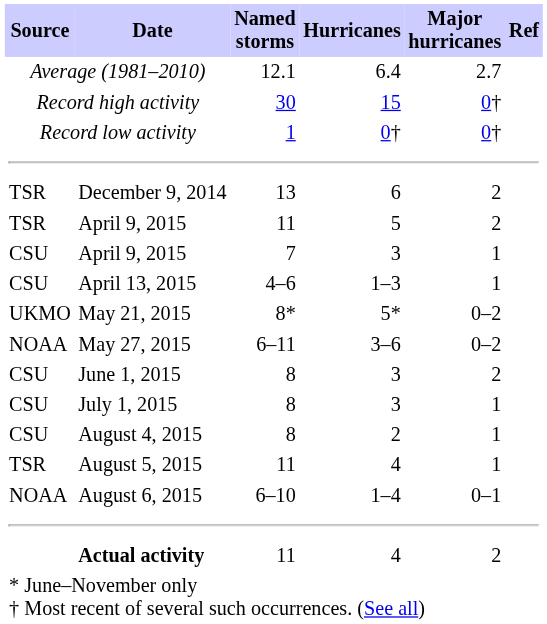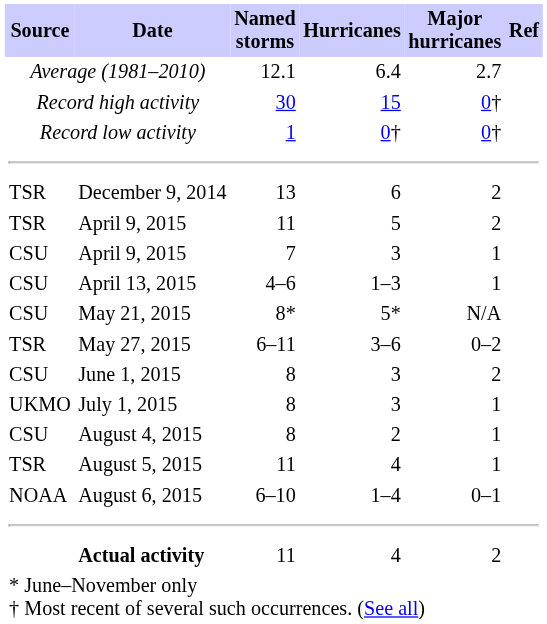(40, 313) UKMO -> (29, 313) CSU
(486, 313) 0–2 -> (484, 313) N/A
(38, 344) NOAA -> (28, 344) TSR
(29, 404) CSU -> (40, 404) UKMO
